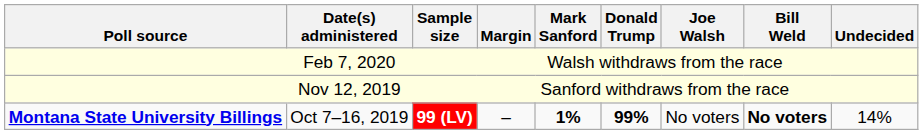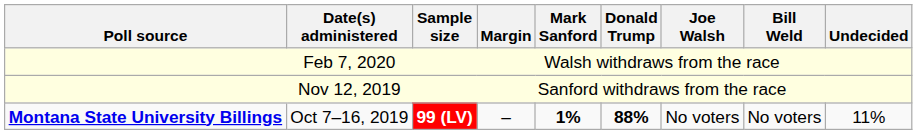(631, 117) 99% -> (631, 117) 88%
(787, 117) bold -> (784, 117) normal
(875, 117) 14% -> (869, 117) 11%
